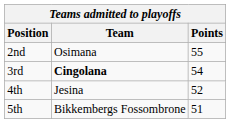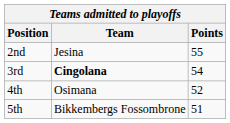(75, 52) Osimana -> (69, 52) Jesina
(69, 90) Jesina -> (75, 90) Osimana
